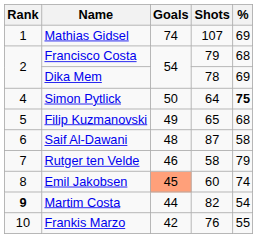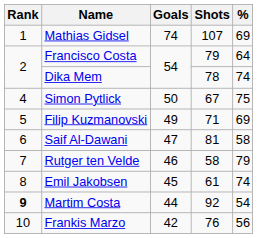(243, 56) 68 -> (243, 56) 64
(243, 77) 69 -> (243, 77) 74
(212, 98) 64 -> (212, 98) 67
(243, 98) bold -> (243, 98) normal
(212, 119) 65 -> (212, 119) 71
(243, 119) 68 -> (243, 119) 69
(171, 140) 48 -> (171, 140) 47
(212, 140) 87 -> (212, 140) 81
(171, 182) lightsalmon background -> (171, 182) no background
(212, 182) 60 -> (212, 182) 61
(212, 202) 82 -> (212, 202) 92
(243, 223) 55 -> (243, 223) 56
